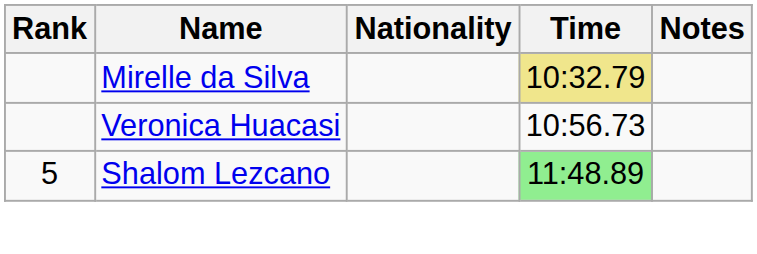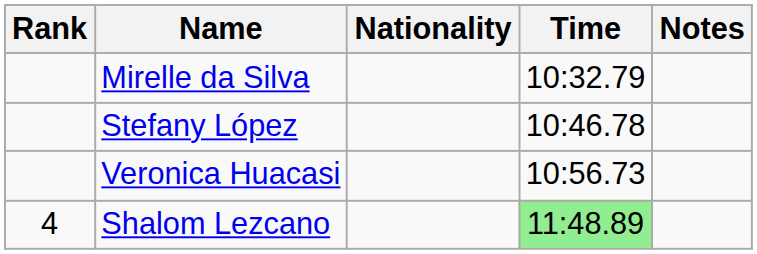(586, 77) khaki background -> (586, 77) no background
+ row: (200, 126)
(50, 175) 5 -> (50, 223) 4
